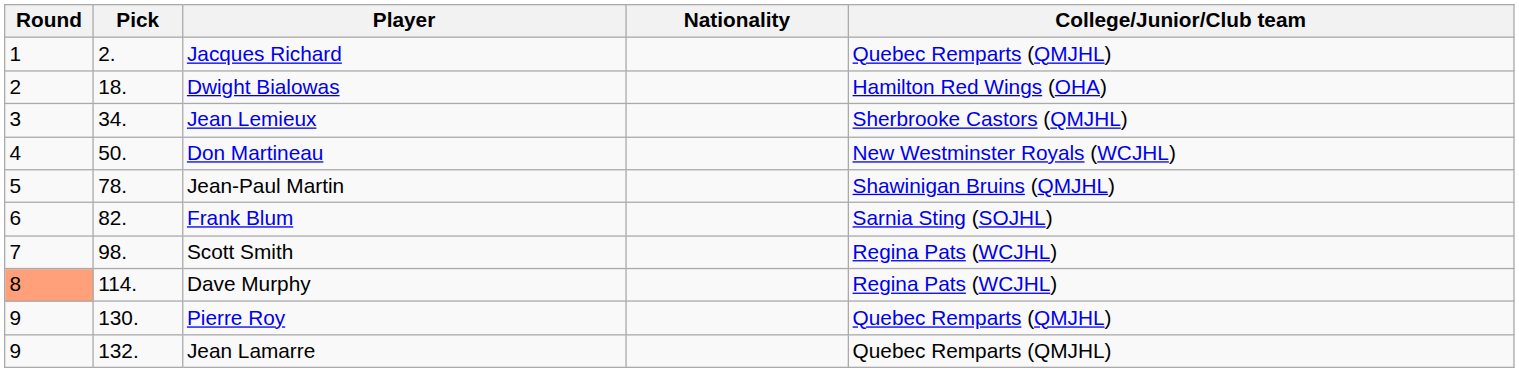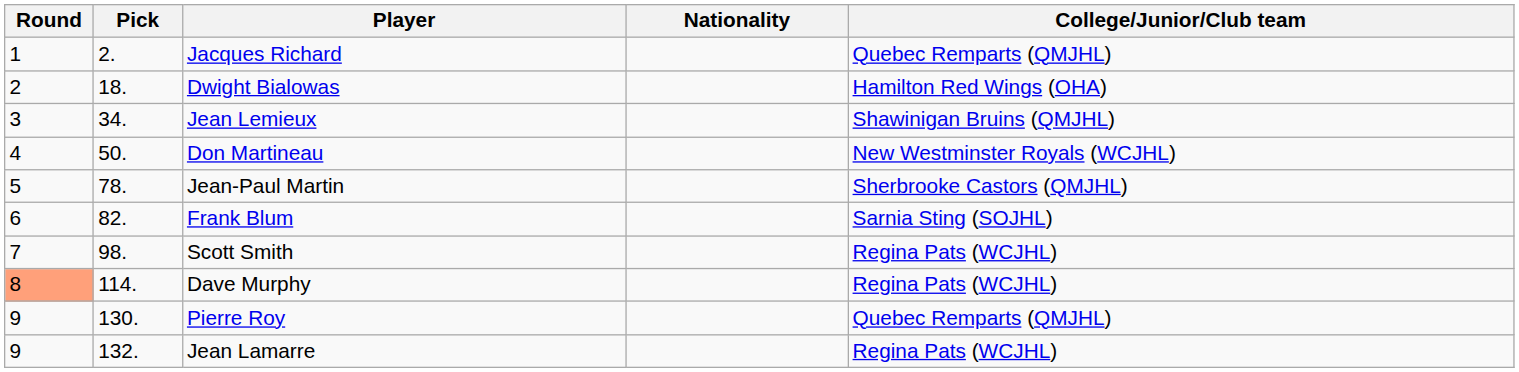(990, 119) Sherbrooke Castors (QMJHL) -> (984, 119) Shawinigan Bruins (QMJHL)
(984, 185) Shawinigan Bruins (QMJHL) -> (990, 185) Sherbrooke Castors (QMJHL)
(982, 350) Quebec Remparts (QMJHL) -> (955, 350) Regina Pats (WCJHL)
